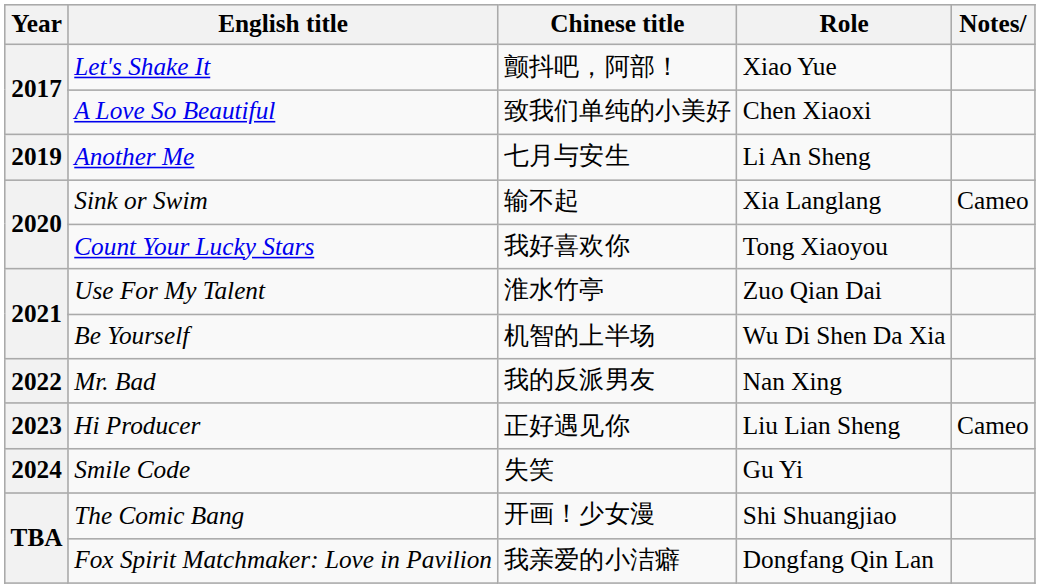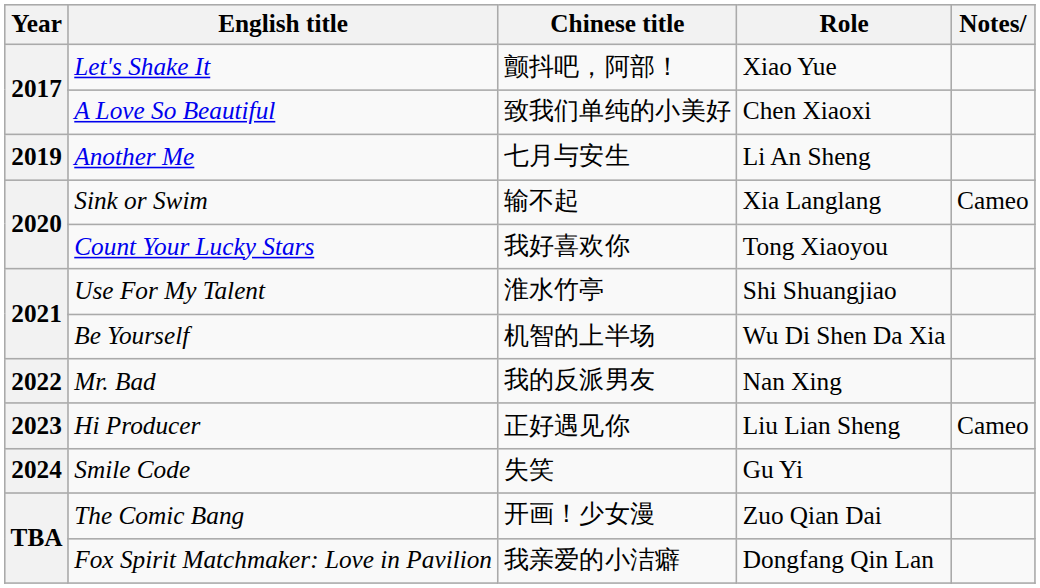(812, 291) Zuo Qian Dai -> (820, 291) Shi Shuangjiao
(820, 515) Shi Shuangjiao -> (812, 515) Zuo Qian Dai
